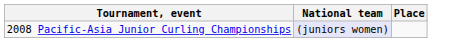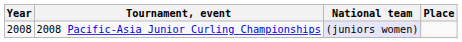+ column: (19, 13)
